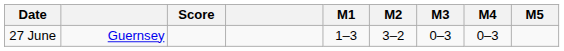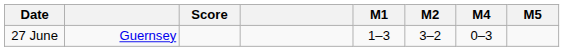- column: (440, 15)
